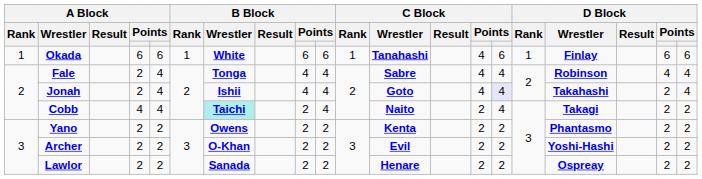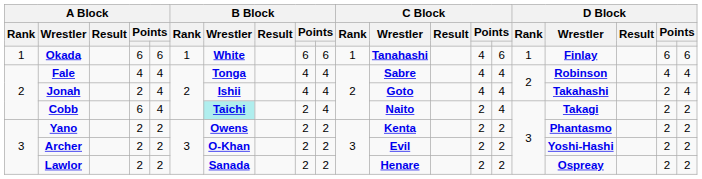(140, 73) 2 -> (140, 73) 4
(502, 92) lavender background -> (502, 92) no background
(140, 110) 4 -> (140, 110) 6
